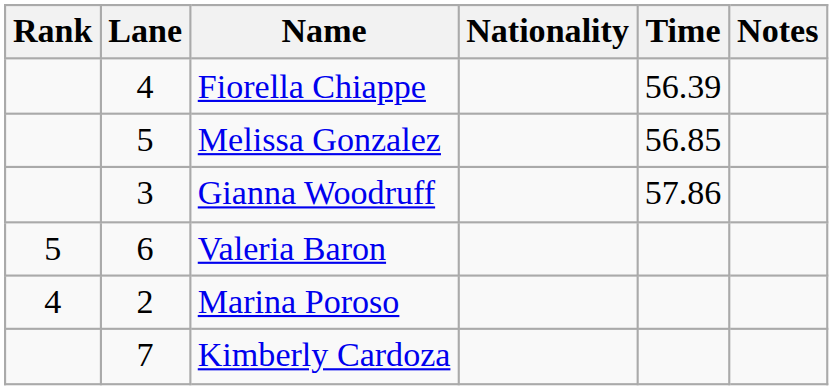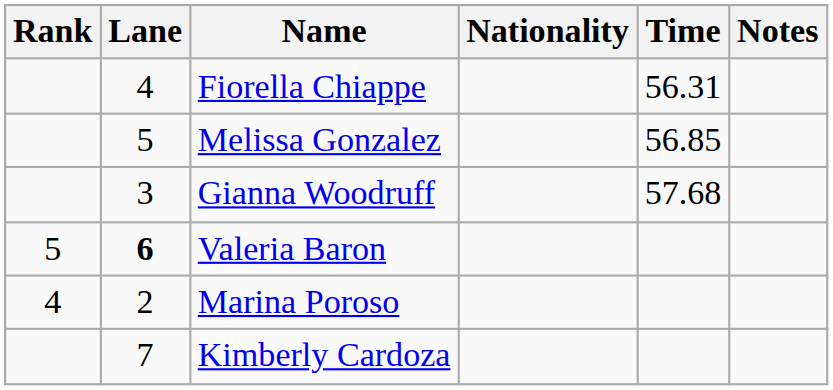(683, 85) 56.39 -> (683, 85) 56.31
(683, 193) 57.86 -> (683, 193) 57.68
(145, 247) normal -> (145, 247) bold
